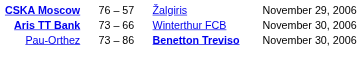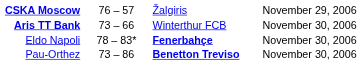+ row: (53, 40)
